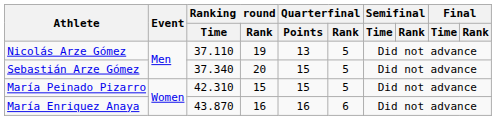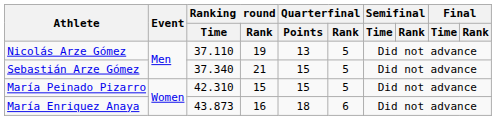(260, 69) 20 -> (260, 69) 21
(214, 106) 43.870 -> (214, 106) 43.873
(303, 106) 16 -> (303, 106) 18
